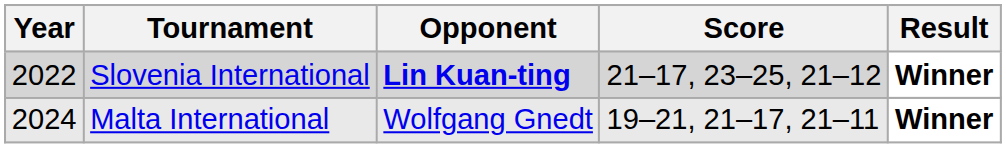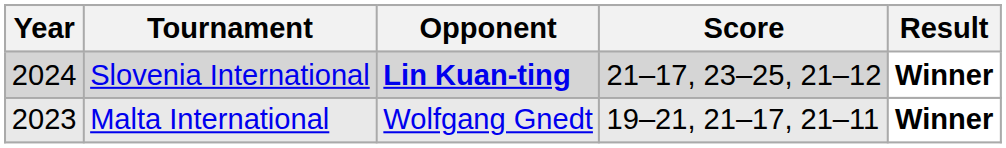(44, 74) 2022 -> (44, 74) 2024
(44, 120) 2024 -> (44, 120) 2023
